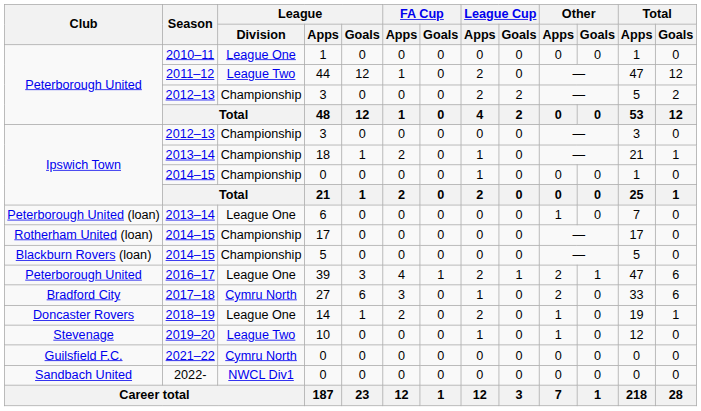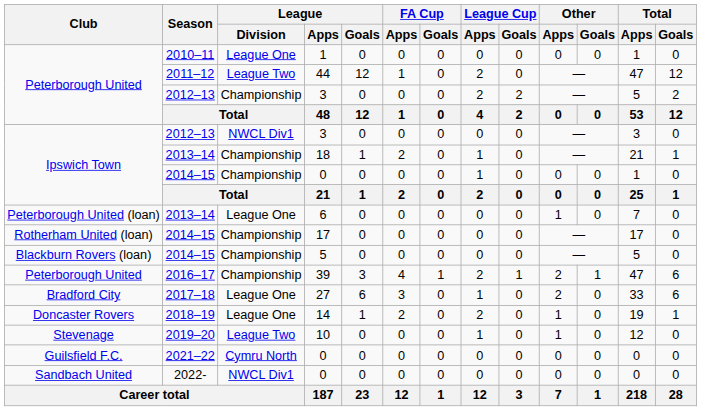(261, 134) Championship -> (261, 134) NWCL Div1
(261, 275) League One -> (261, 275) Championship
(261, 295) Cymru North -> (261, 295) League One
